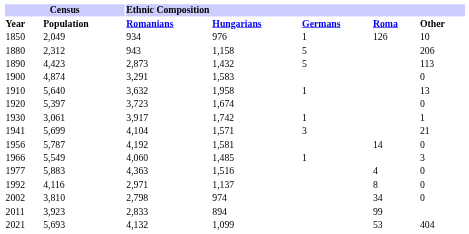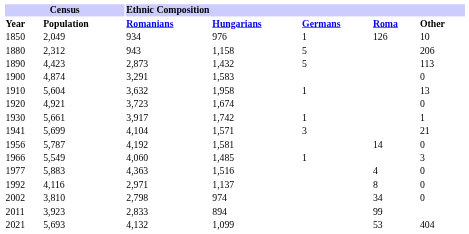(54, 91) 5,640 -> (54, 91) 5,604
(54, 104) 5,397 -> (54, 104) 4,921
(54, 117) 3,061 -> (54, 117) 5,661
